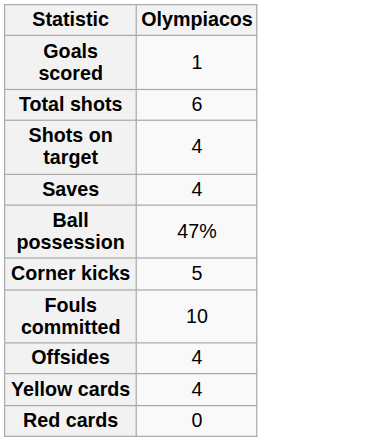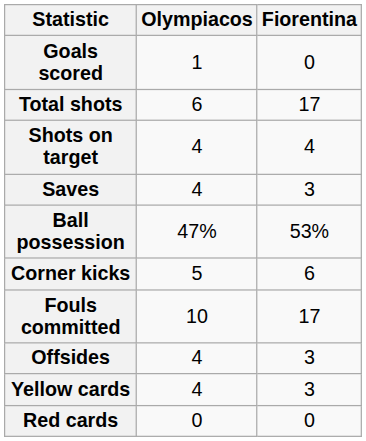+ column: (309, 20)
